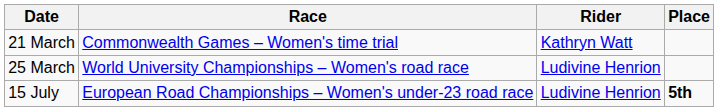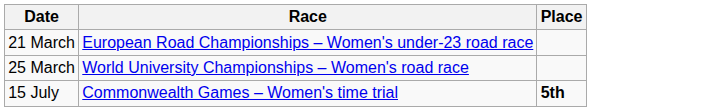- column: (601, 17)
(240, 42) Commonwealth Games – Women's time trial -> (308, 42) European Road Championships – Women's under-23 road race
(308, 93) European Road Championships – Women's under-23 road race -> (240, 93) Commonwealth Games – Women's time trial
